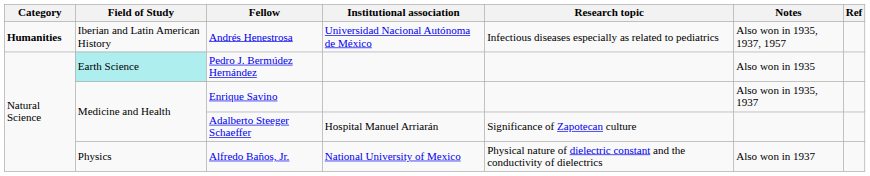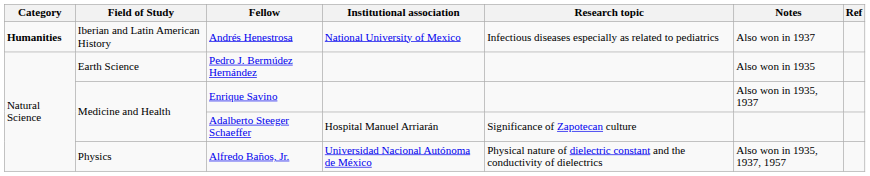(398, 36) Universidad Nacional Autónoma de México -> (393, 36) National University of Mexico
(777, 36) Also won in 1935, 1937, 1957 -> (776, 36) Also won in 1937
(108, 66) paleturquoise background -> (108, 66) no background
(393, 156) National University of Mexico -> (398, 156) Universidad Nacional Autónoma de México
(776, 156) Also won in 1937 -> (777, 156) Also won in 1935, 1937, 1957
